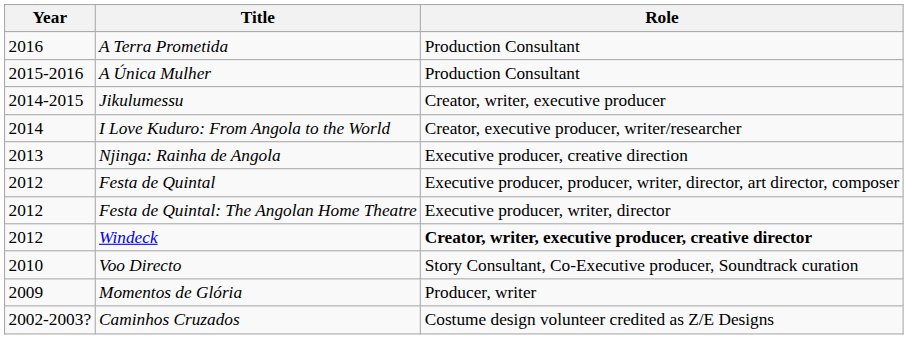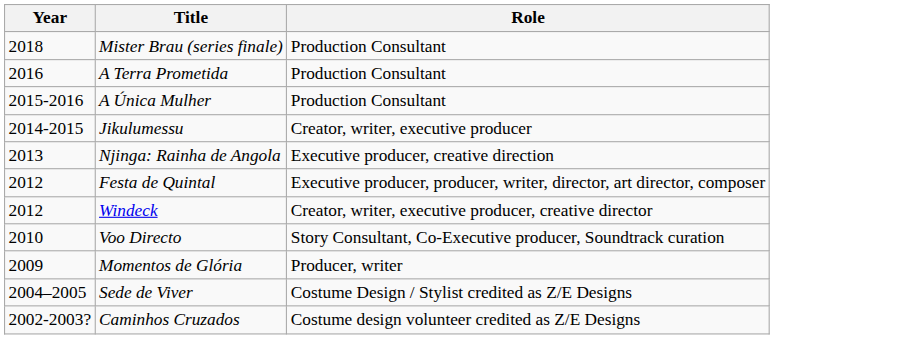+ row: (191, 45)
- row: (245, 127)
- row: (258, 210)
(618, 237) bold -> (472, 210) normal
+ row: (146, 292)
